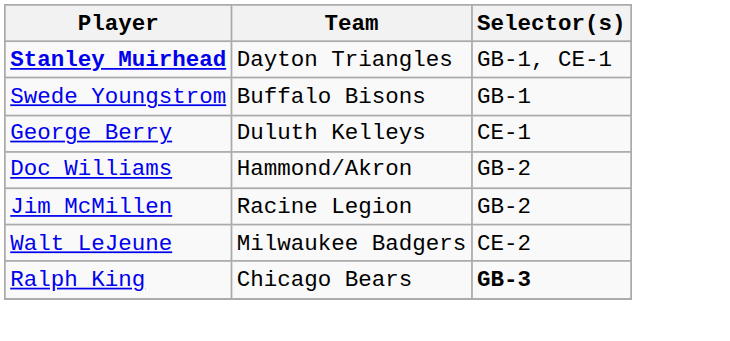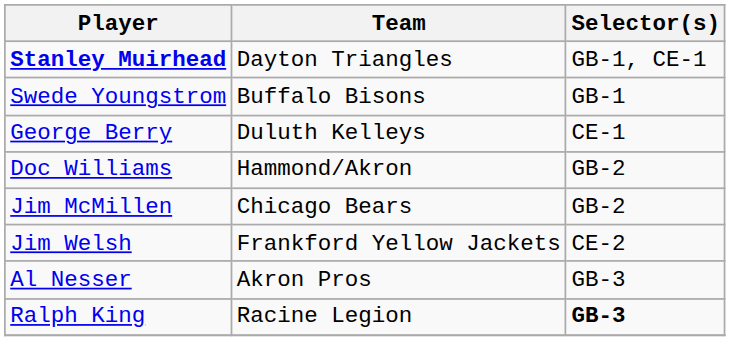(325, 206) Racine Legion -> (325, 206) Chicago Bears
- row: (91, 243)
+ row: (71, 243)
+ row: (71, 280)
(325, 280) Chicago Bears -> (325, 316) Racine Legion
